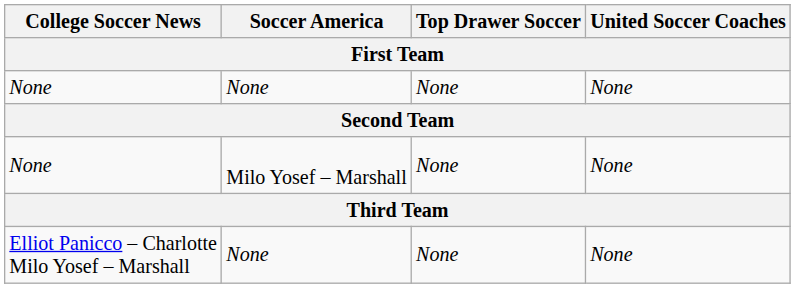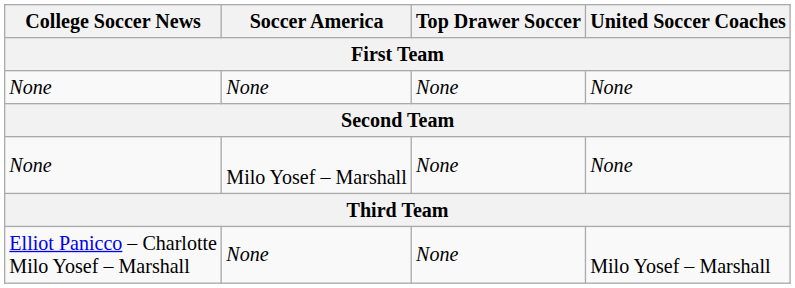(611, 255) None -> (680, 267) Milo Yosef – Marshall
